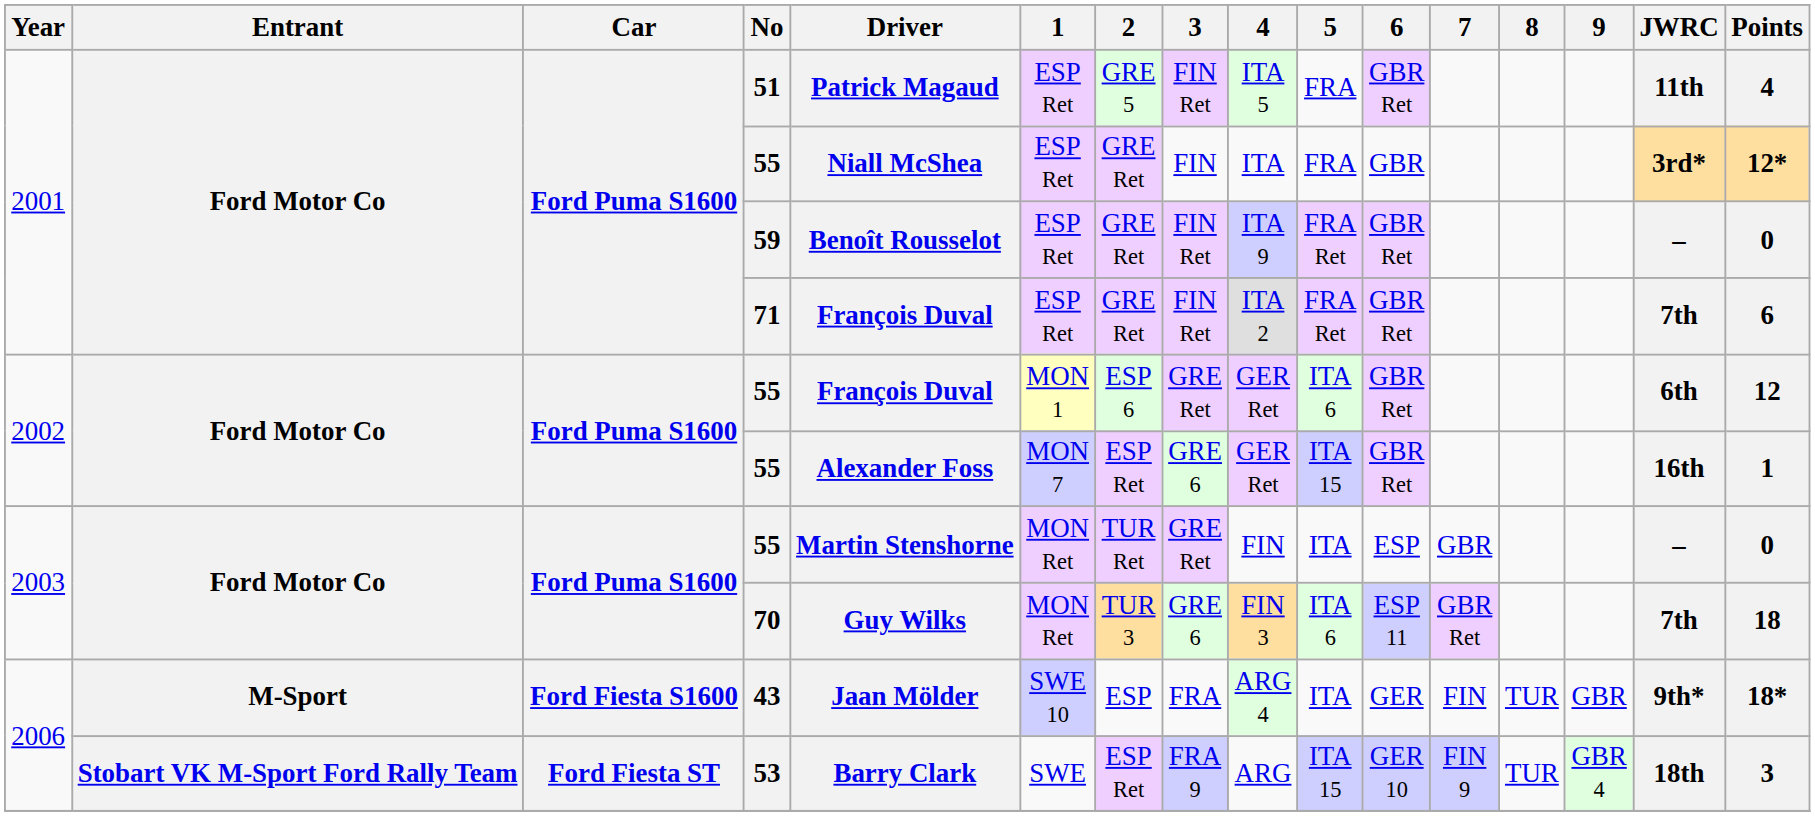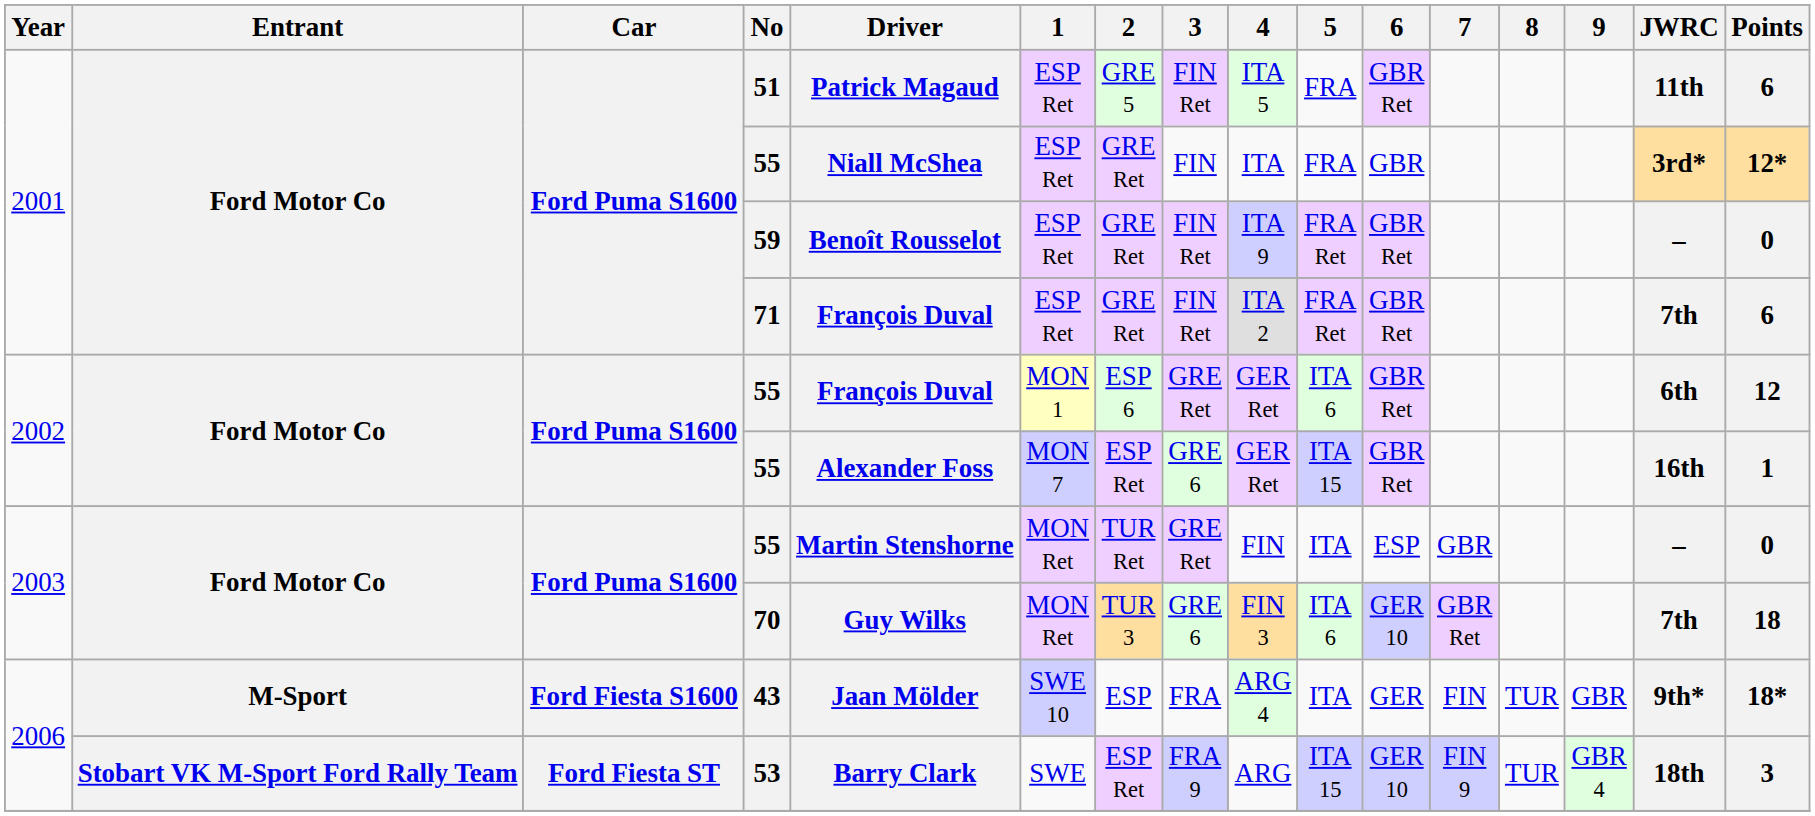(1767, 87) 4 -> (1767, 87) 6
(1397, 620) ESP 11 -> (1397, 620) GER 10
